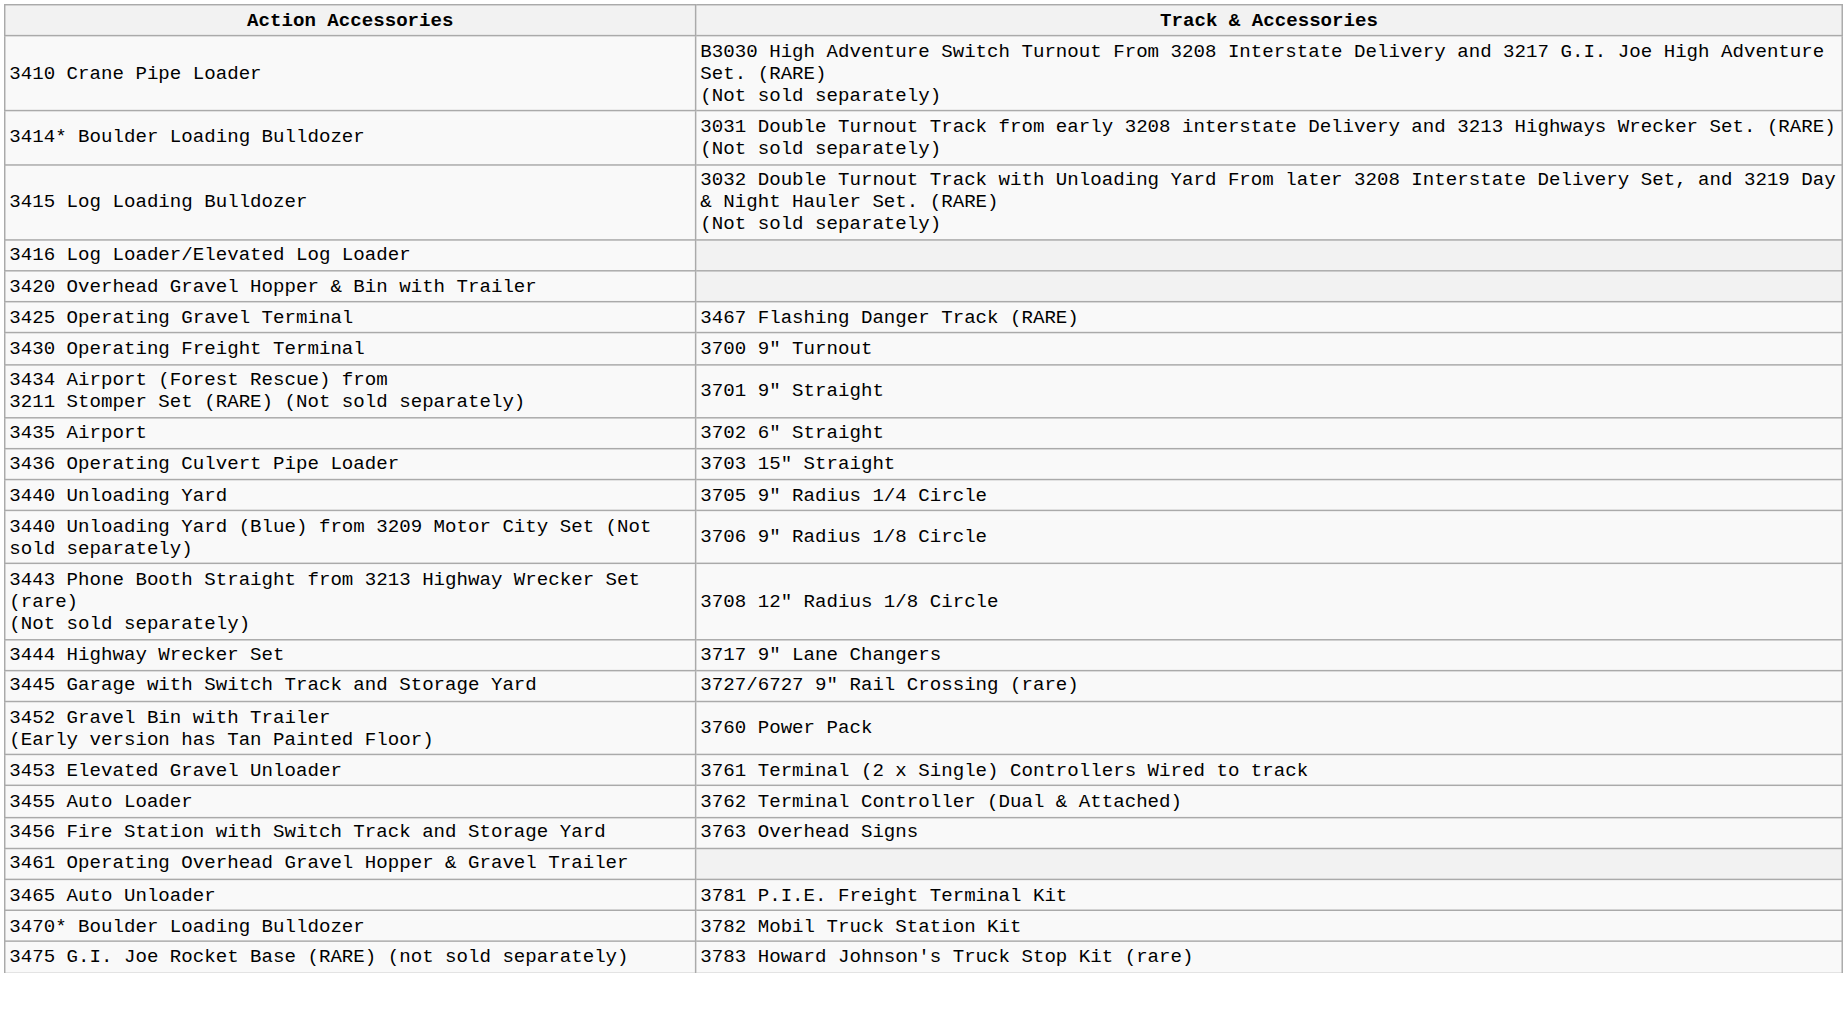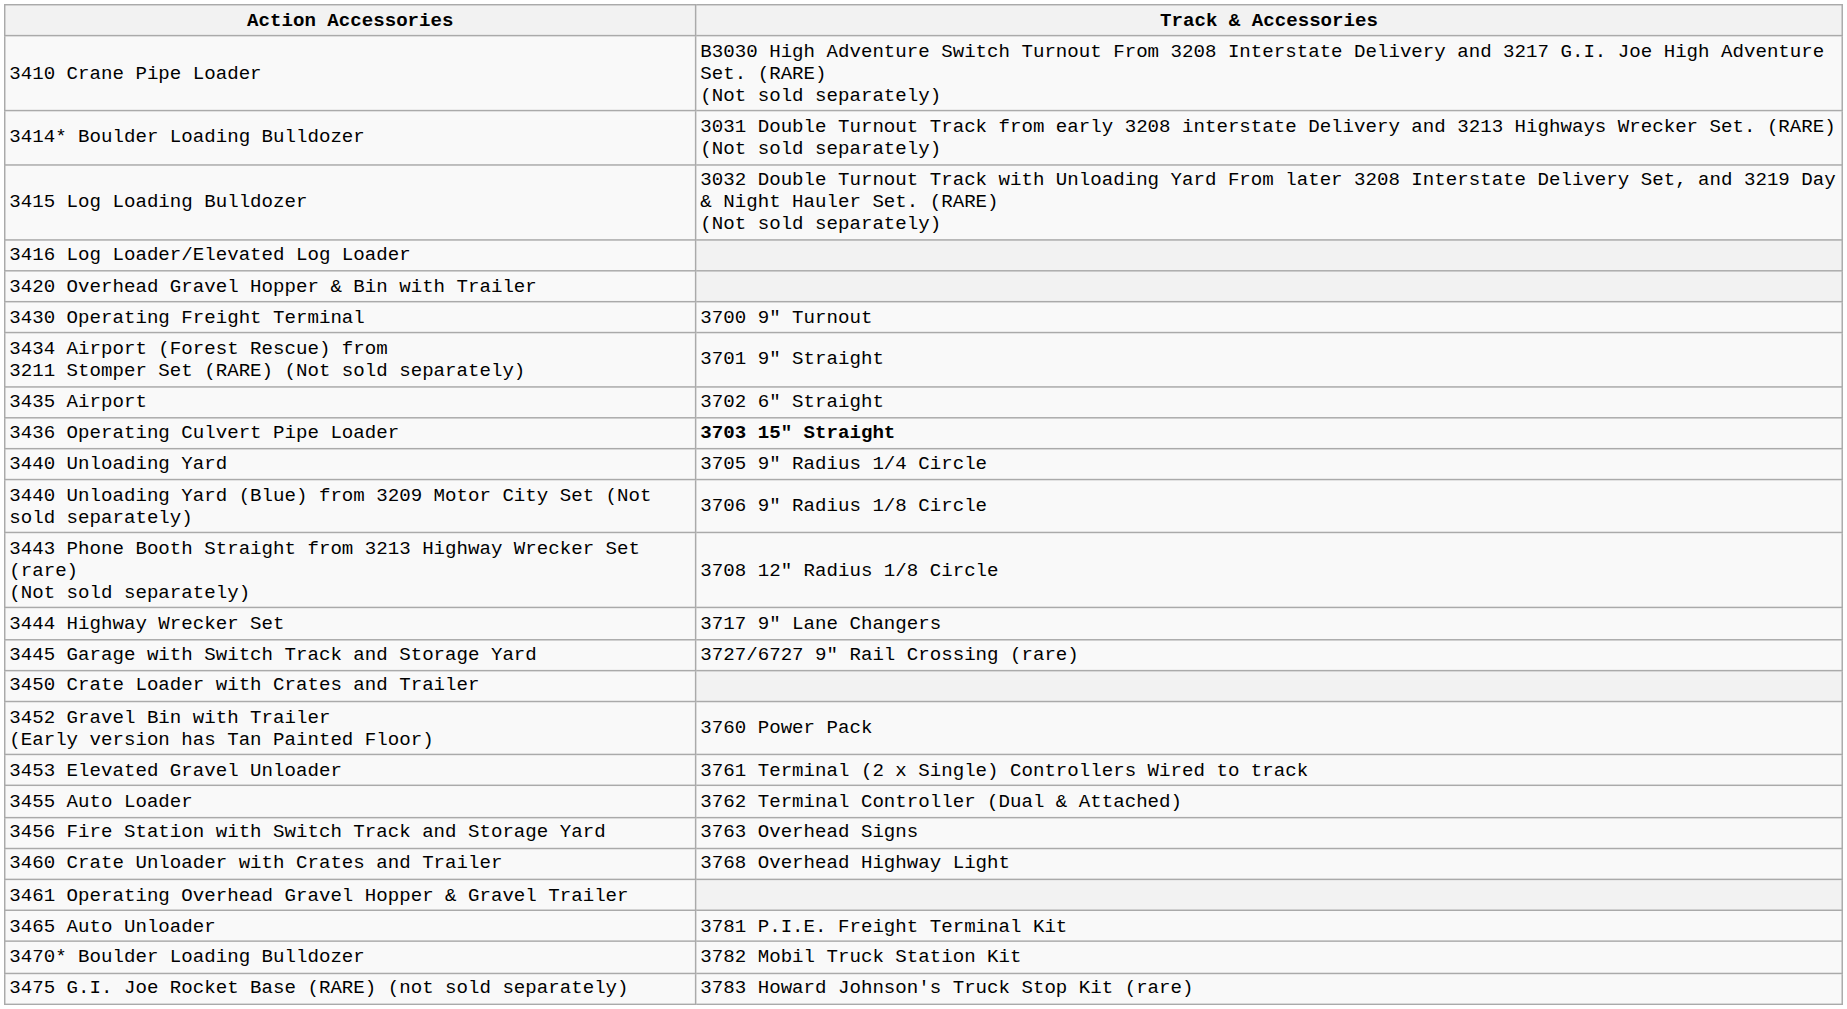- row: (181, 317)
(798, 464) normal -> (798, 433) bold
+ row: (244, 686)
+ row: (256, 864)
